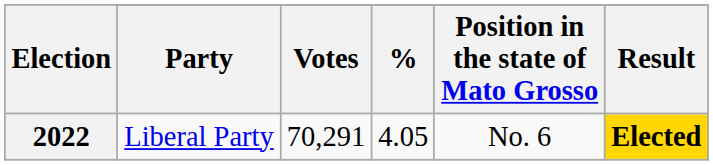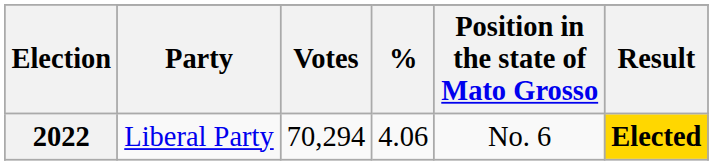(326, 136) 70,291 -> (326, 136) 70,294
(403, 136) 4.05 -> (403, 136) 4.06
